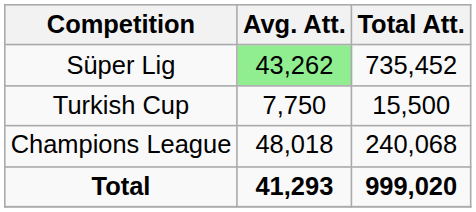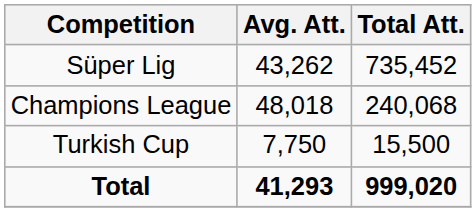(294, 65) lightgreen background -> (294, 65) no background
rows swapped: (121, 105) <-> (121, 145)
